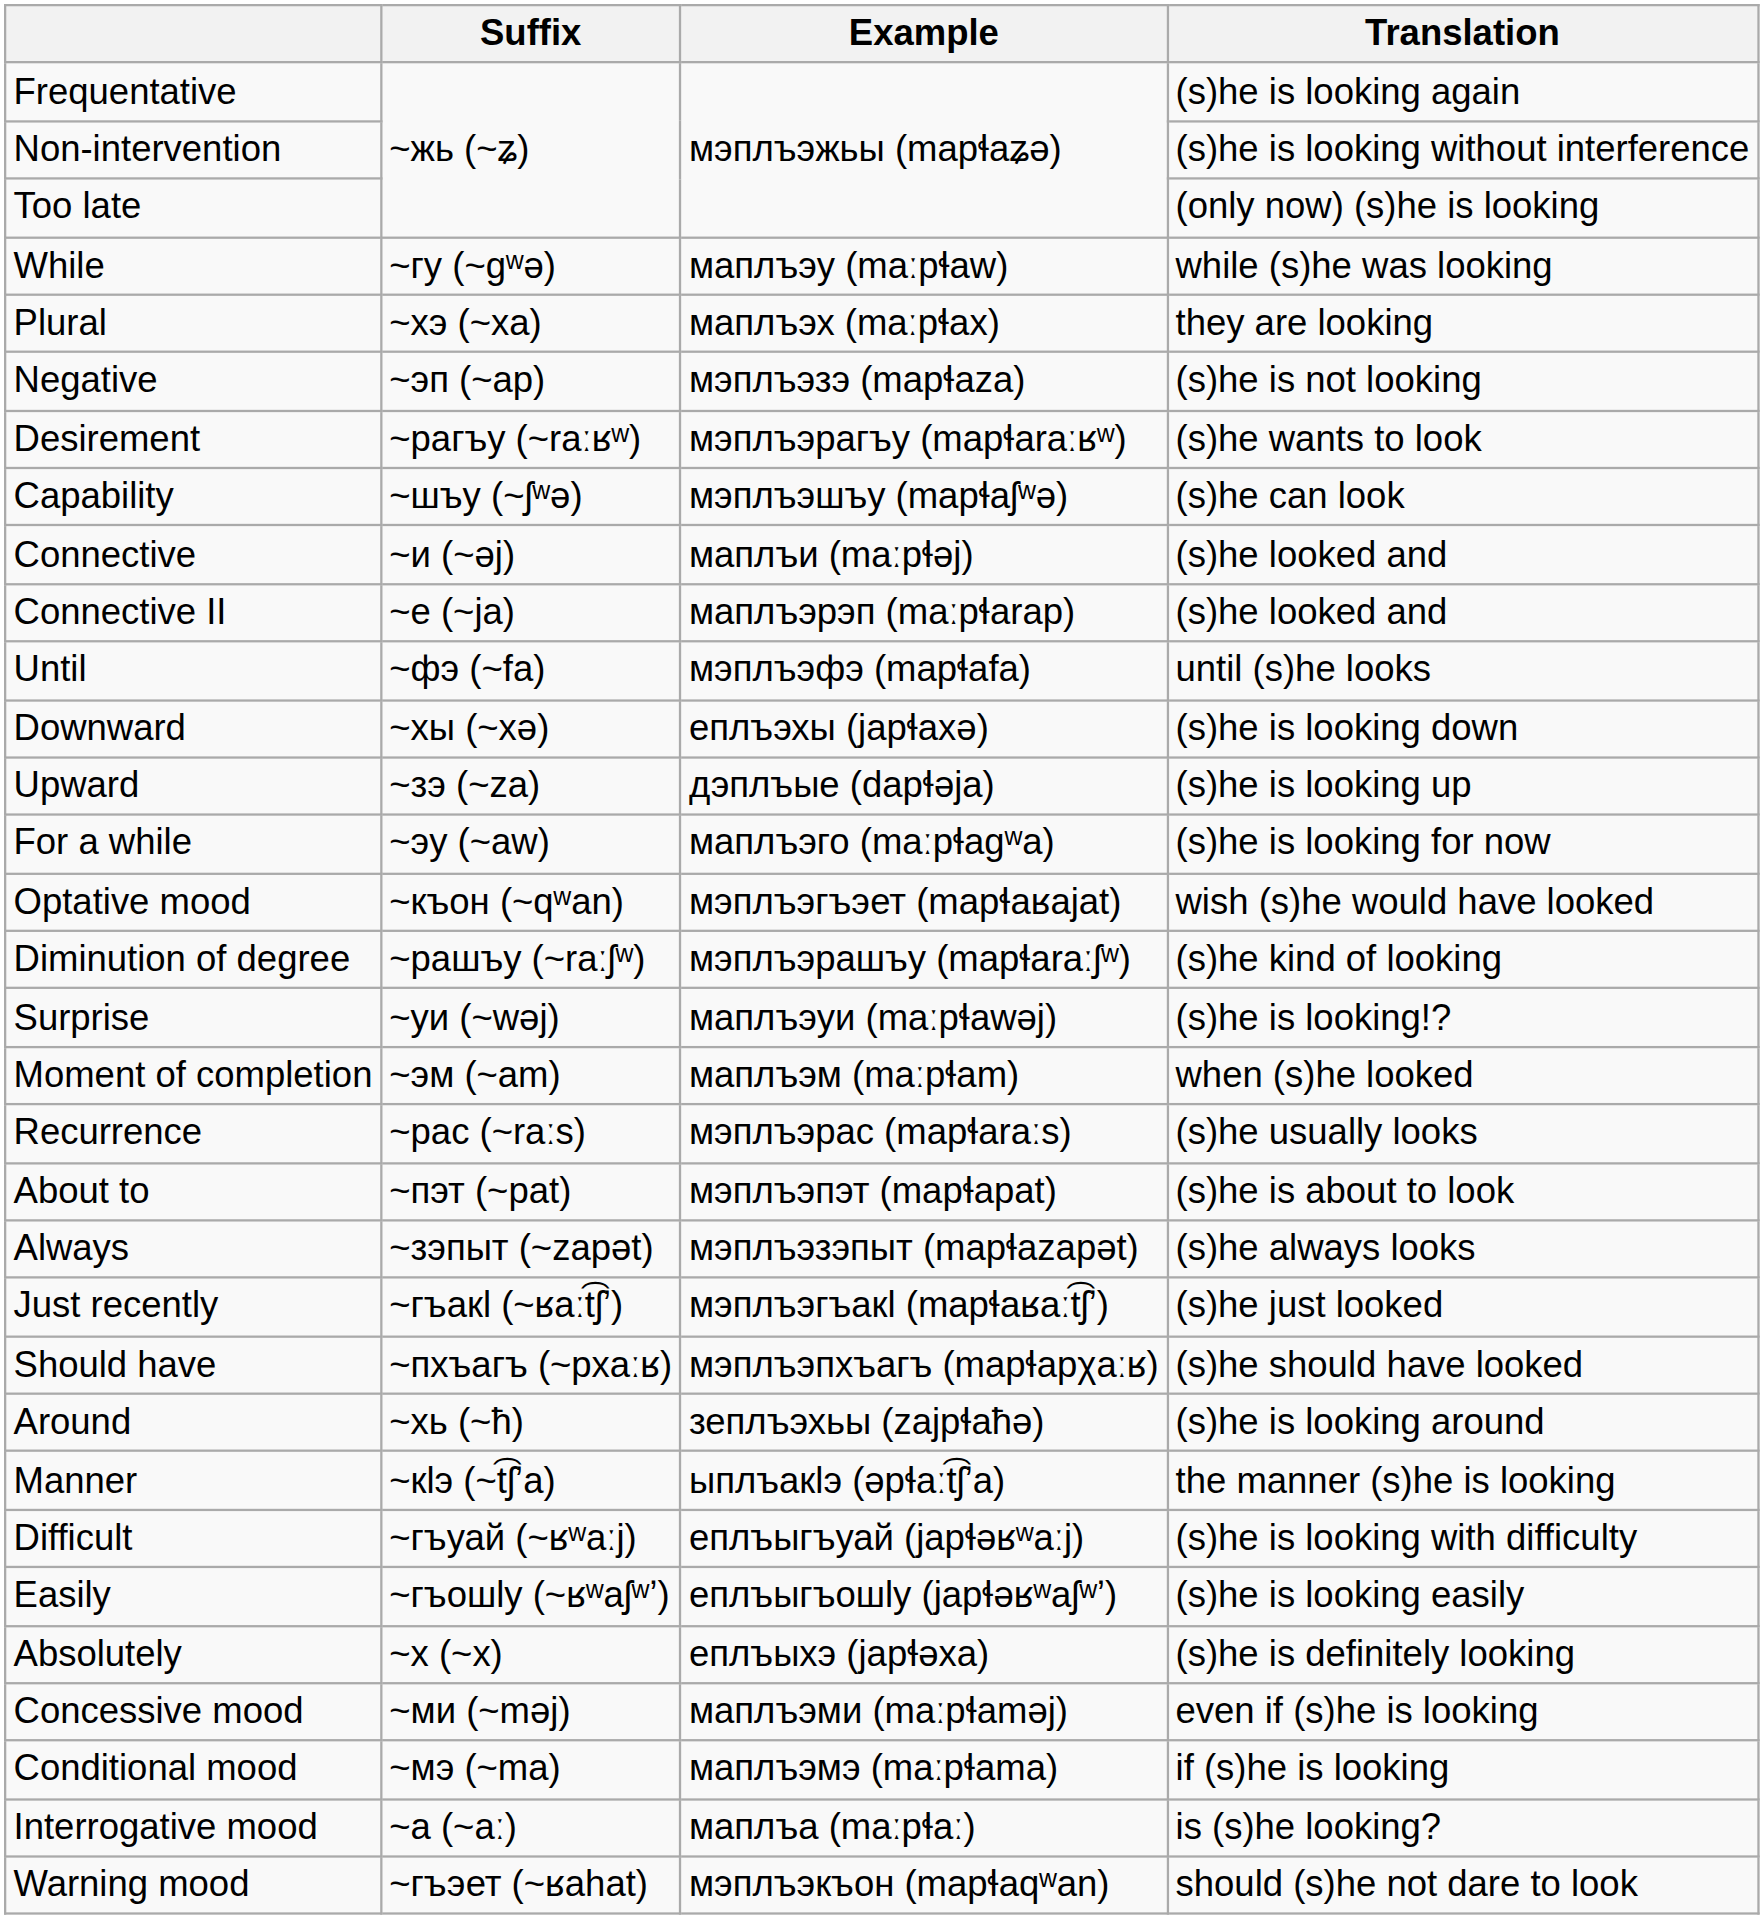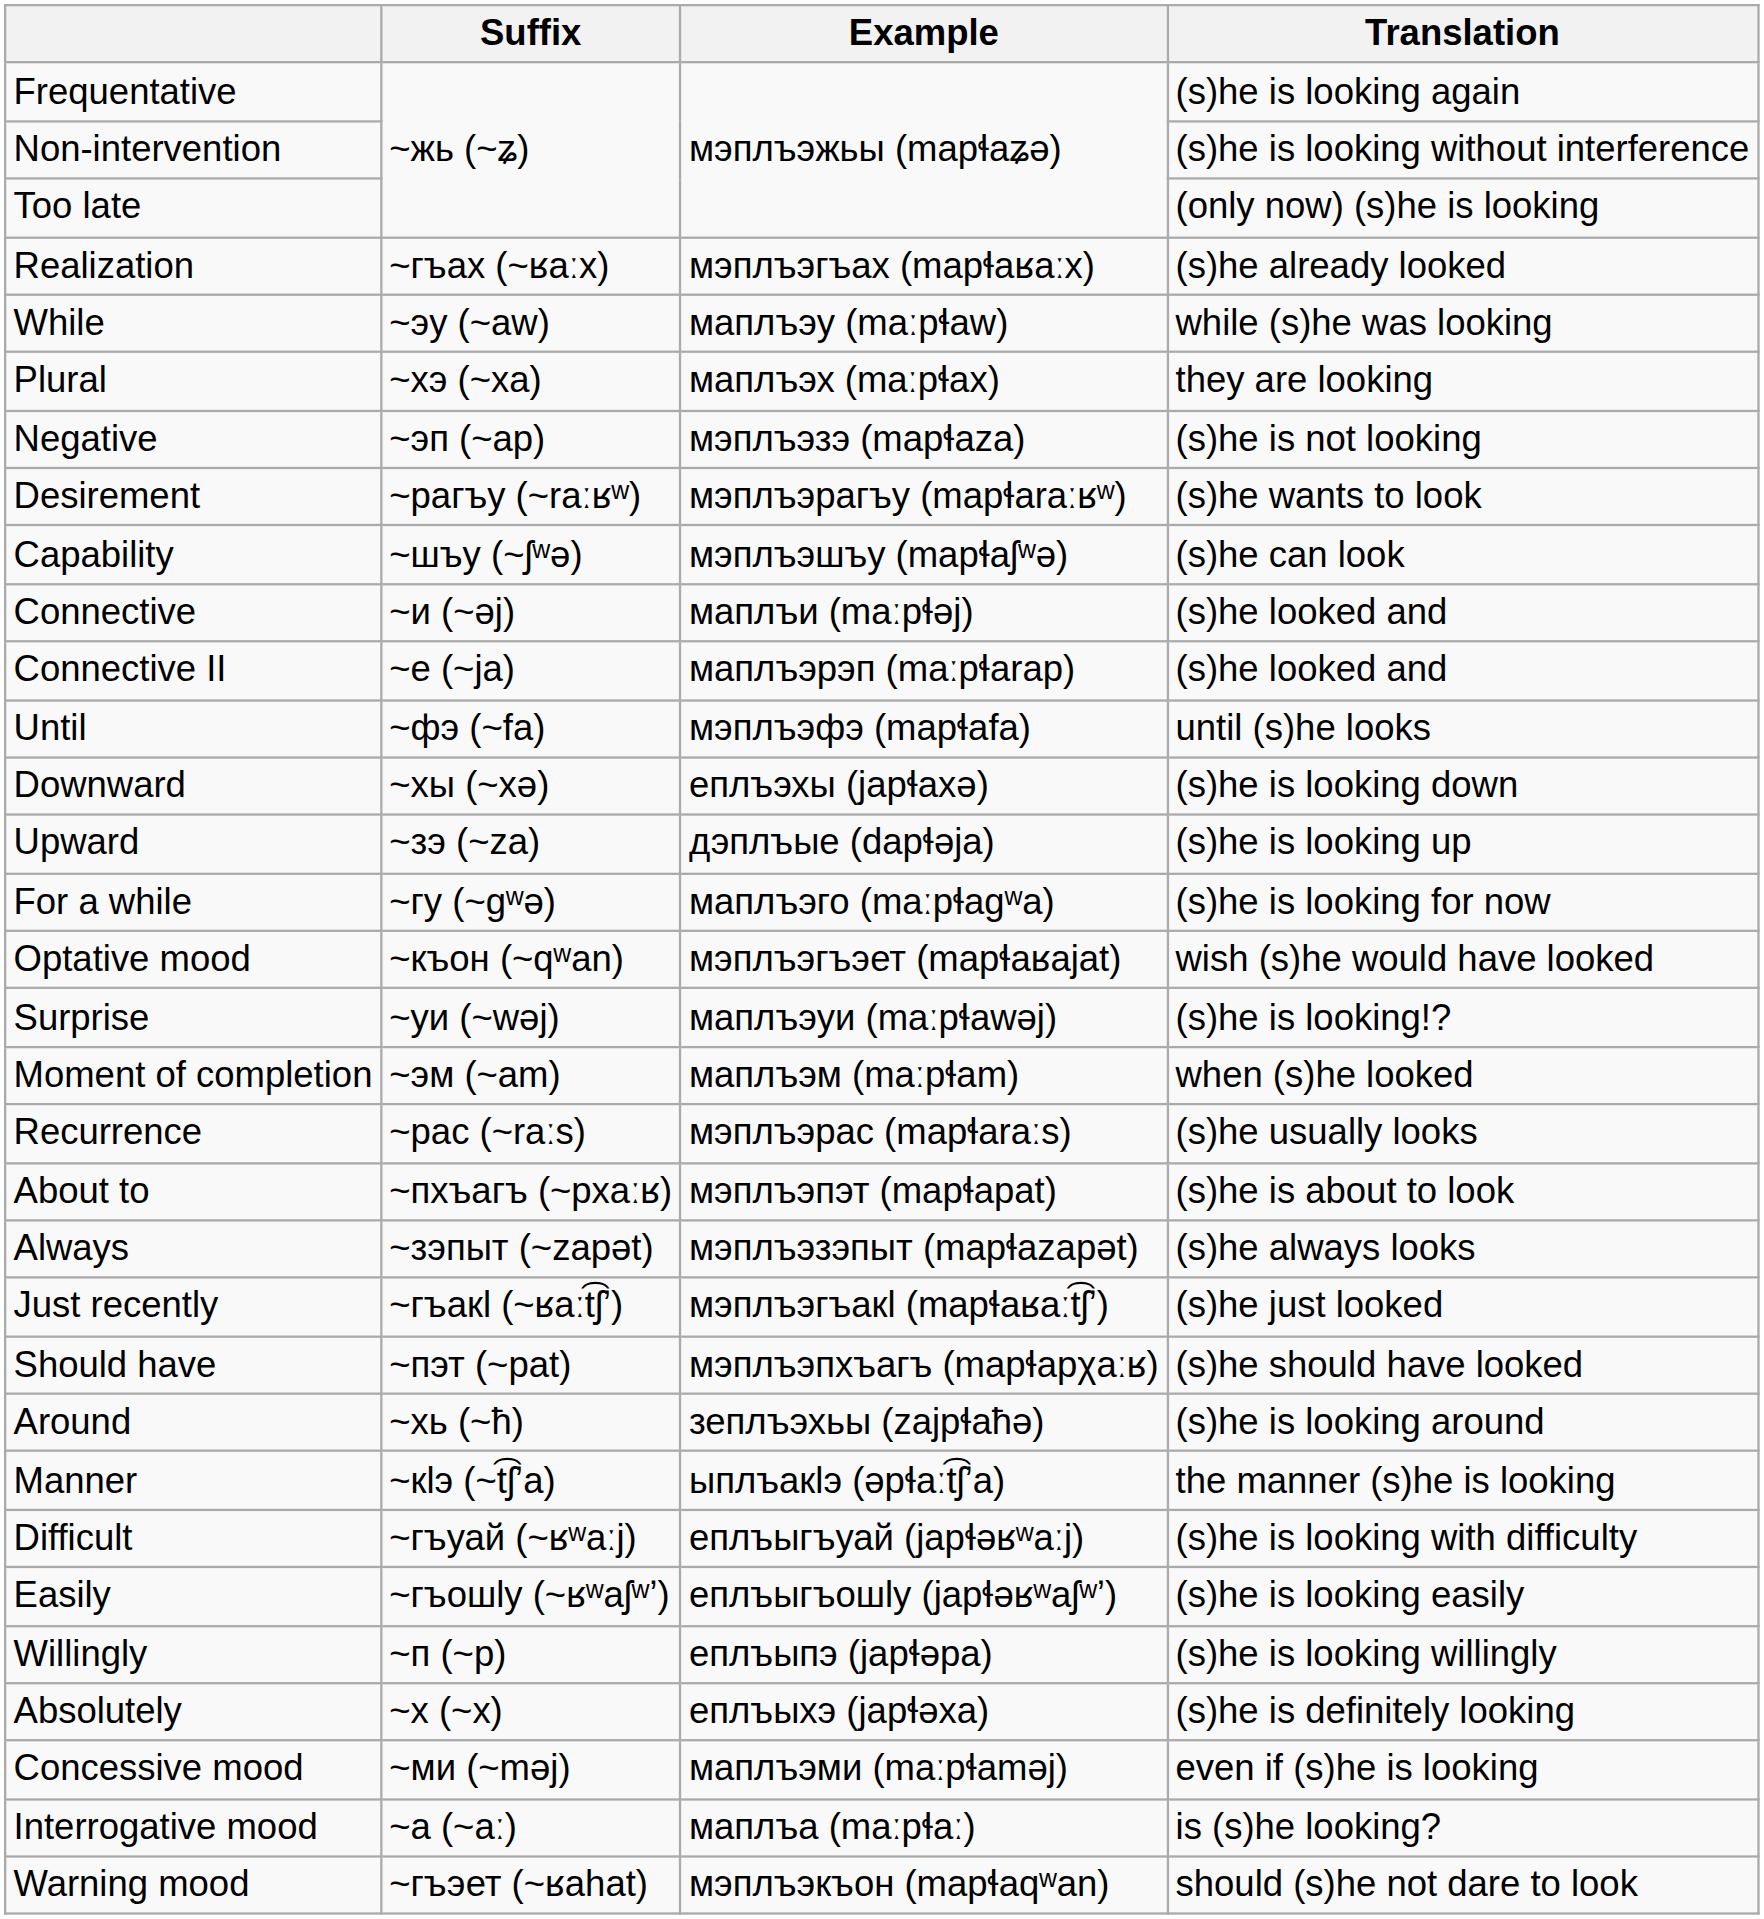+ row: (104, 264)
(473, 264) ~гу (~ɡʷə) -> (470, 322) ~эу (~aw)
(470, 843) ~эу (~aw) -> (473, 901) ~гу (~ɡʷə)
- row: (182, 959)
(480, 1190) ~пэт (~pat) -> (531, 1190) ~пхъагъ (~pxaːʁ)
(531, 1364) ~пхъагъ (~pxaːʁ) -> (480, 1364) ~пэт (~pat)
+ row: (80, 1653)
- row: (156, 1769)
